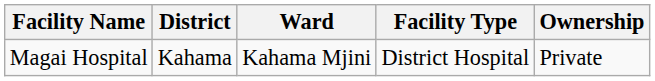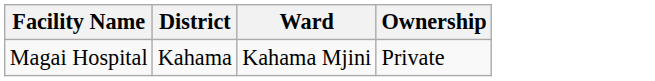- column: (455, 22)
